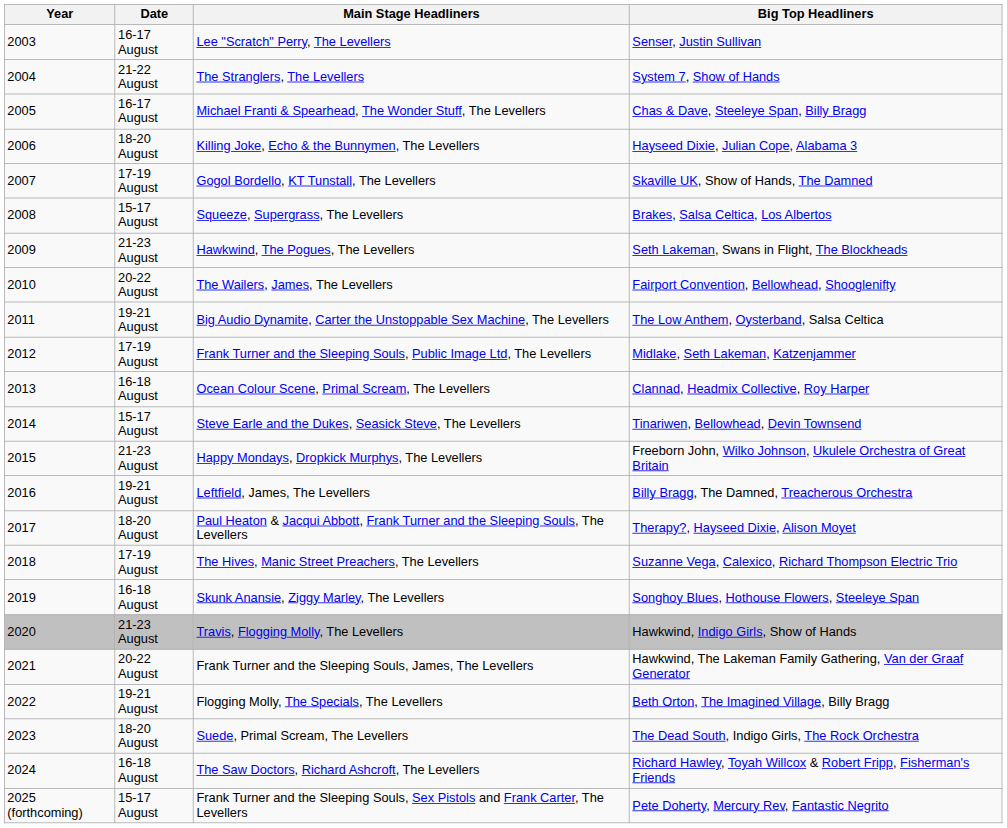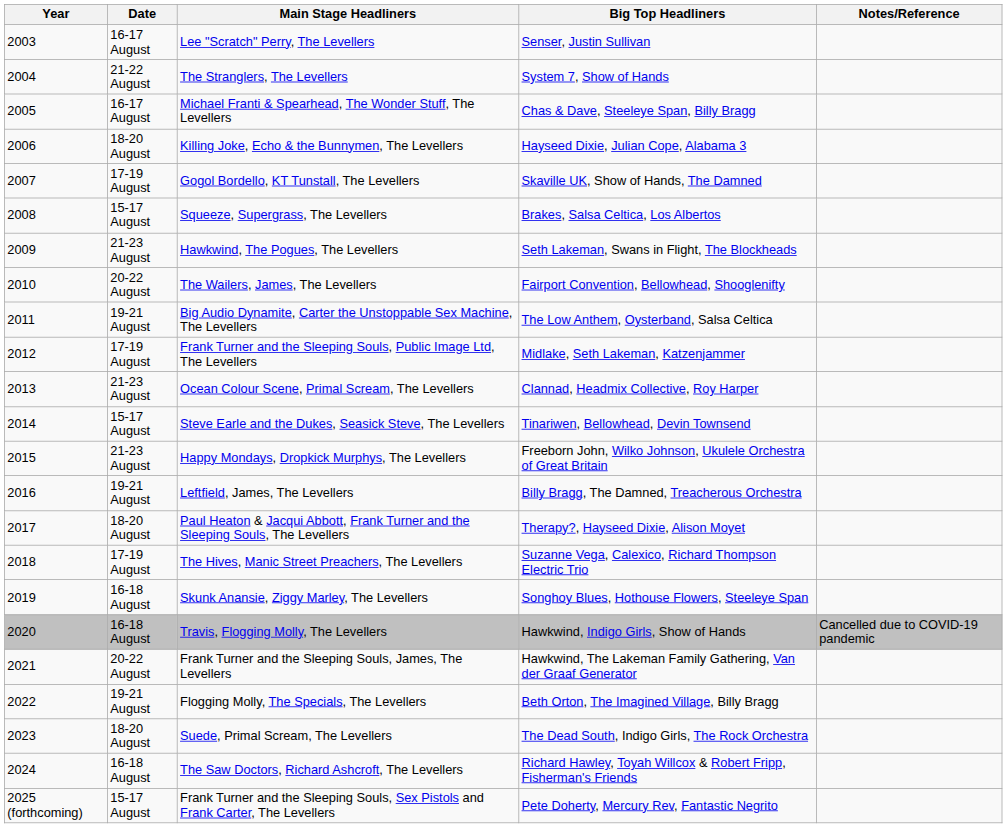+ column: (909, 14)
(138, 389) 16-18 August -> (130, 389) 21-23 August
(138, 632) 21-23 August -> (130, 632) 16-18 August
